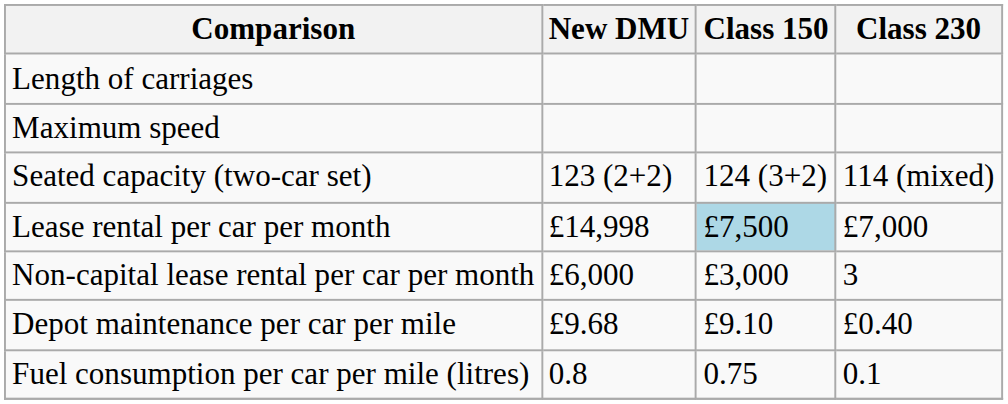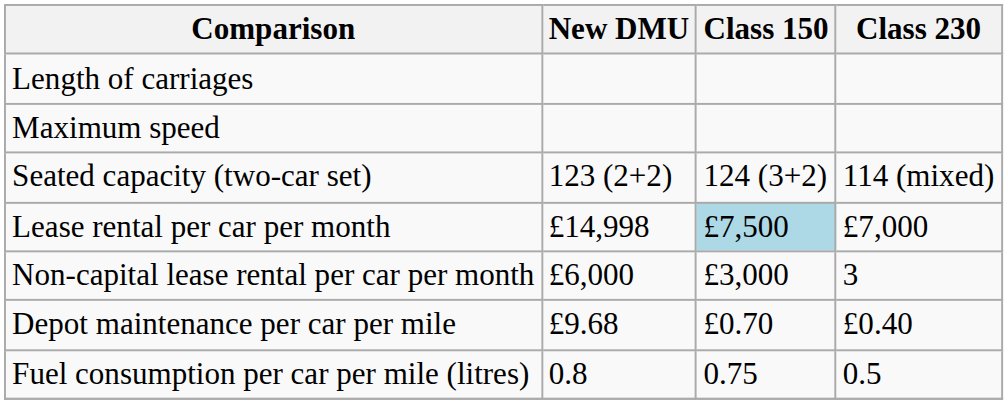(738, 324) £9.10 -> (738, 324) £0.70
(862, 373) 0.1 -> (862, 373) 0.5
